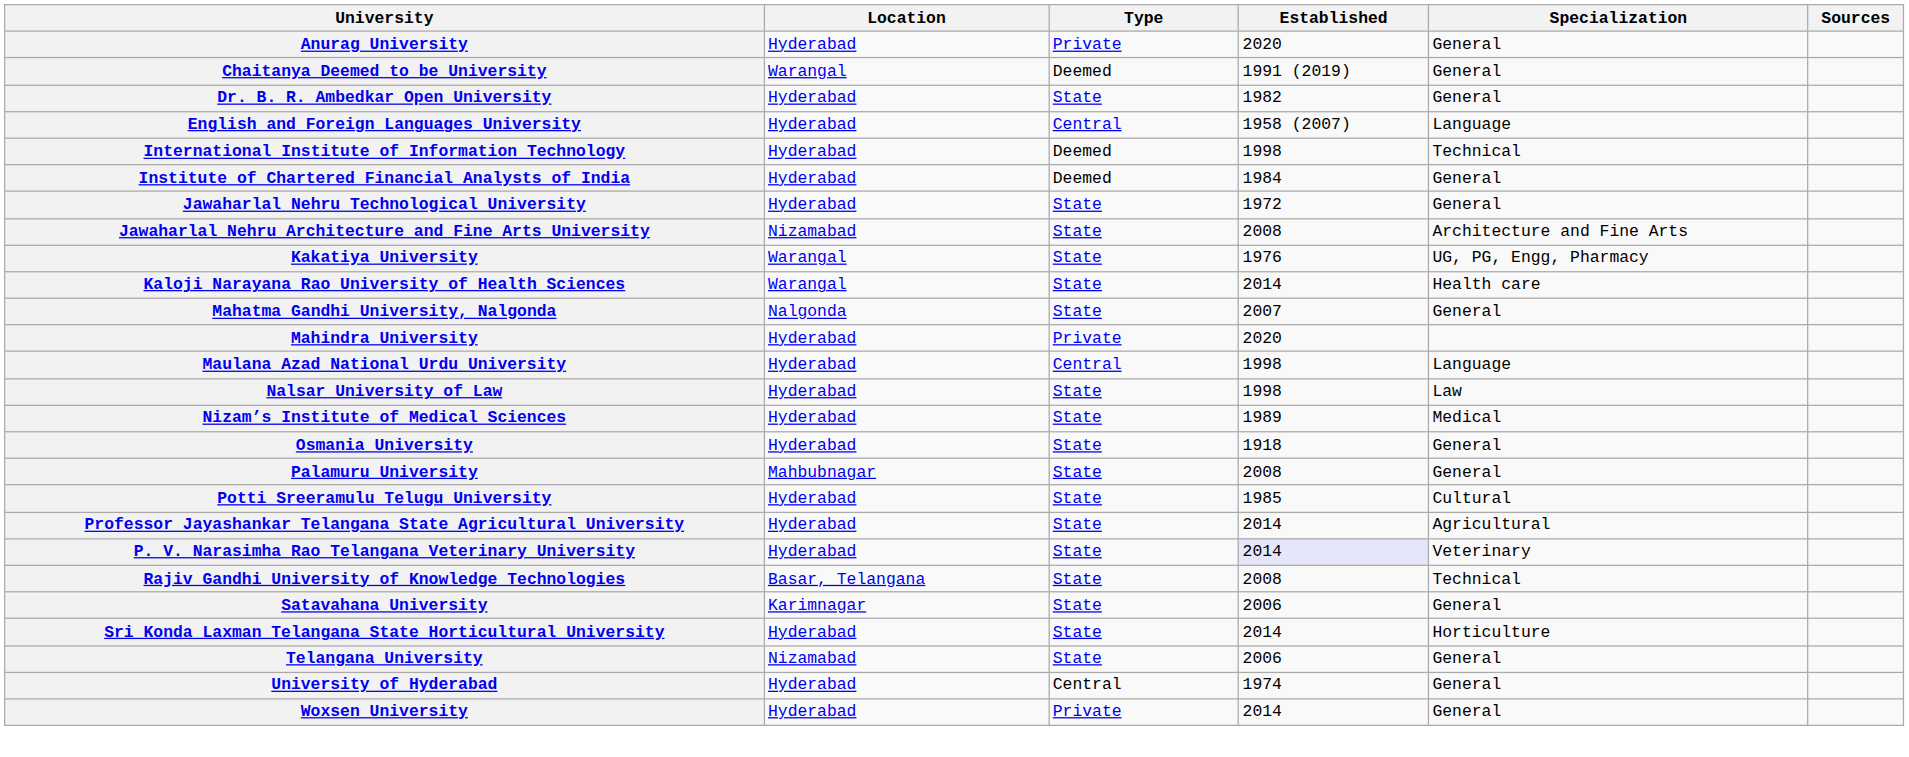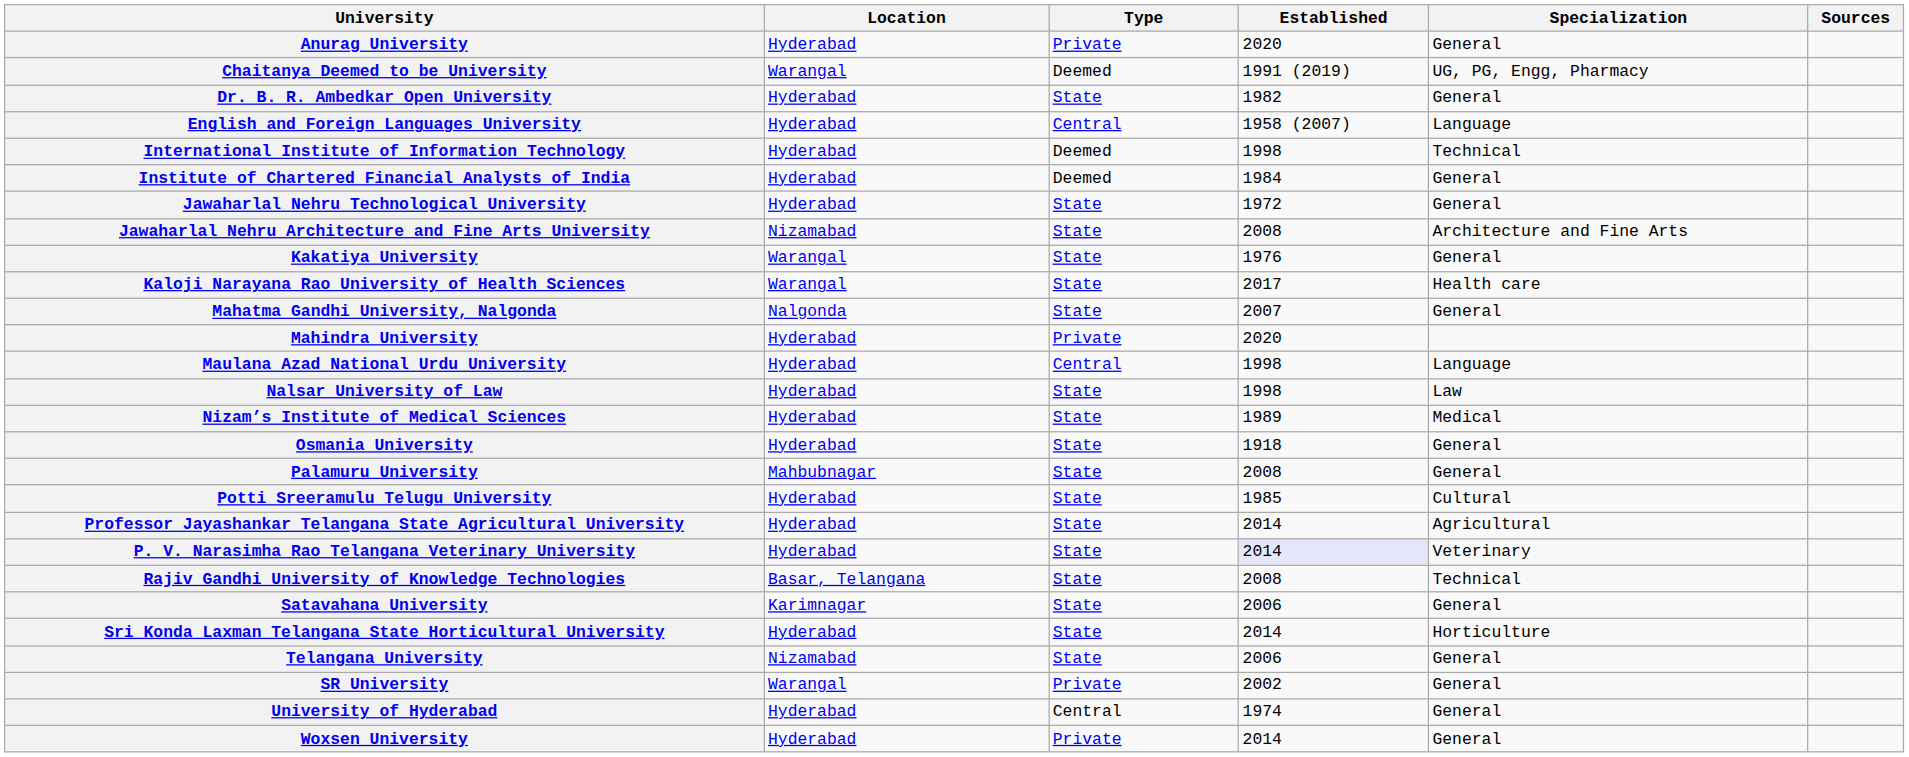(1467, 71) General -> (1541, 71) UG, PG, Engg, Pharmacy
(1541, 258) UG, PG, Engg, Pharmacy -> (1467, 258) General
(1262, 285) 2014 -> (1262, 285) 2017
+ row: (384, 685)
